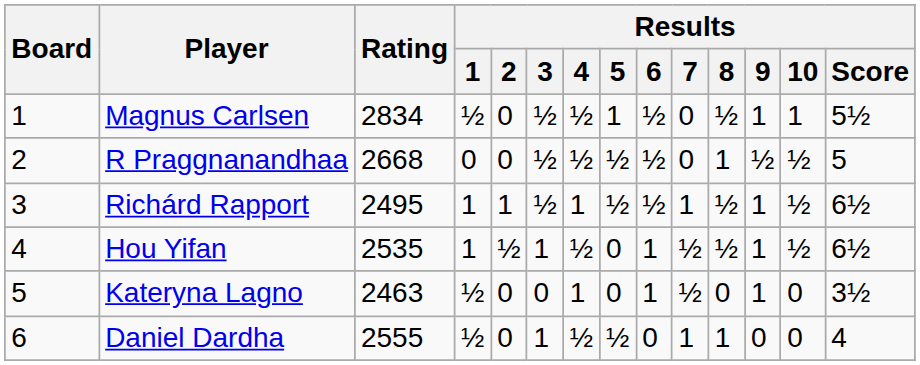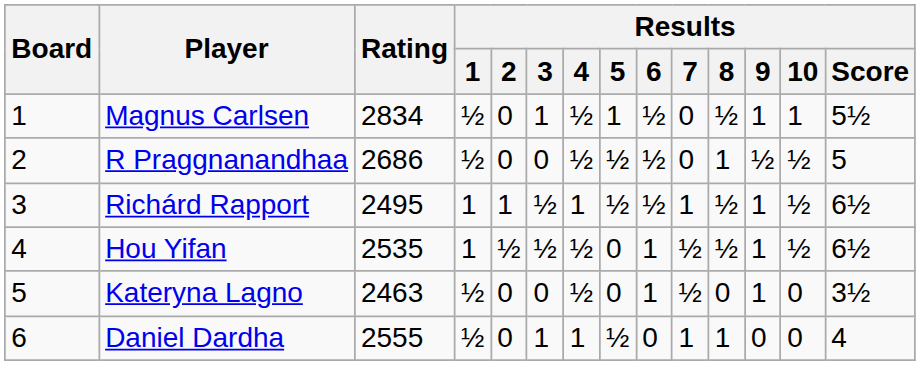(545, 115) ½ -> (541, 115) 1
(392, 159) 2668 -> (392, 159) 2686
(469, 159) 0 -> (473, 159) ½
(545, 159) ½ -> (541, 159) 0
(541, 248) 1 -> (545, 248) ½
(578, 293) 1 -> (581, 293) ½
(581, 337) ½ -> (578, 337) 1
